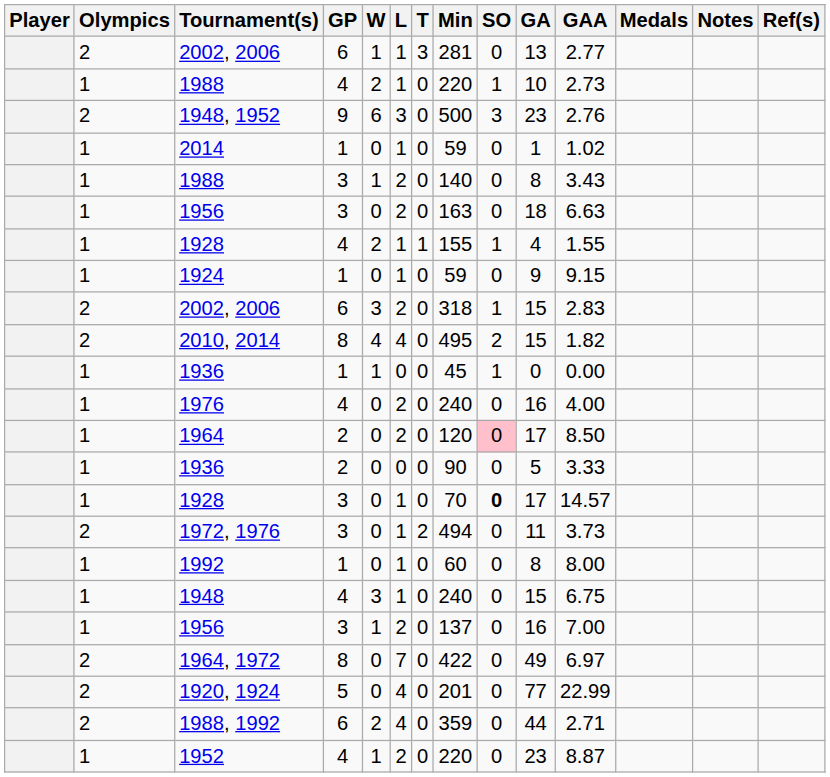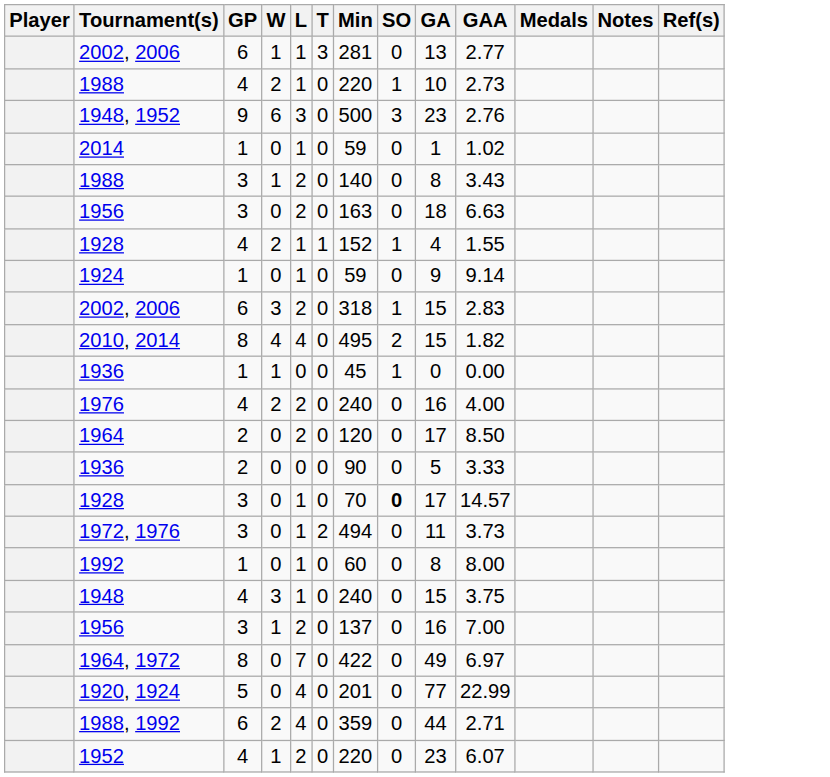- column: (124, 20)
(455, 244) 155 -> (355, 244) 152
(585, 276) 9.15 -> (485, 276) 9.14
(376, 404) 0 -> (276, 404) 2
(497, 436) pink background -> (397, 436) no background
(585, 595) 6.75 -> (485, 595) 3.75
(585, 755) 8.87 -> (485, 755) 6.07
